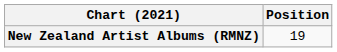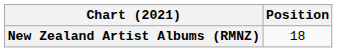(298, 37) 19 -> (298, 37) 18
